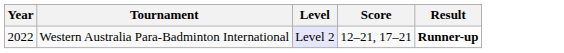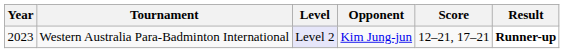+ column: (376, 15)
(20, 36) 2022 -> (20, 36) 2023
